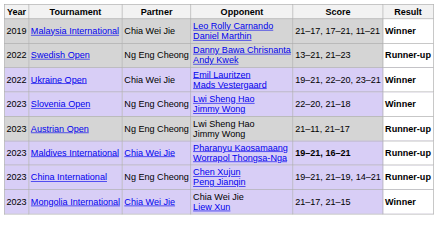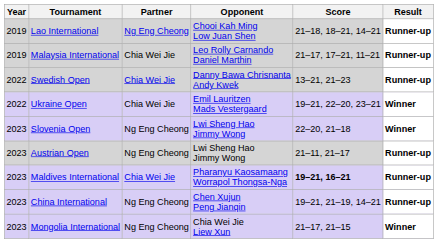+ row: (65, 31)
(400, 31) Winner -> (408, 56) Runner-up
(157, 56) Ng Eng Cheong -> (150, 80) Chia Wei Jie
(150, 202) Chia Wei Jie -> (157, 227) Ng Eng Cheong
